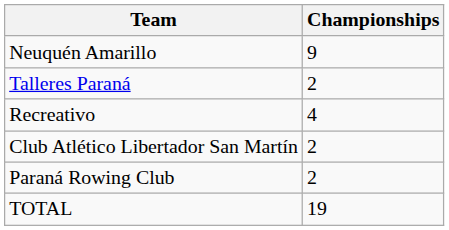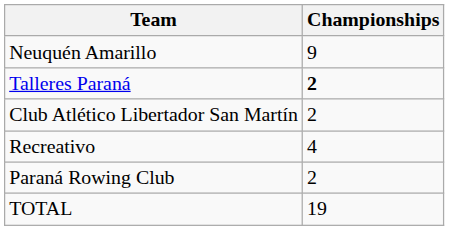(312, 83) normal -> (312, 83) bold
rows swapped: (154, 146) <-> (52, 114)
